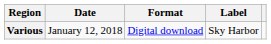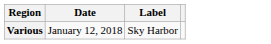- column: (165, 13)
